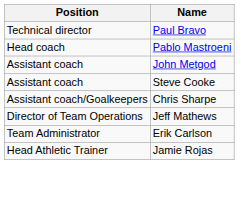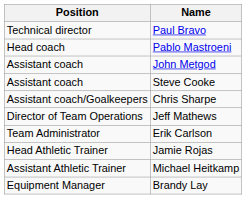+ row: (196, 168)
+ row: (180, 185)
